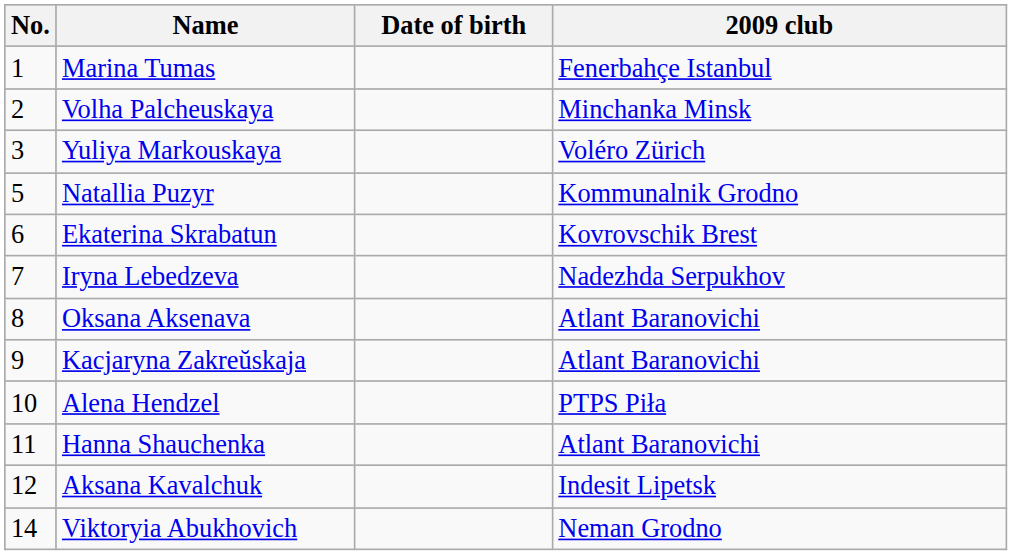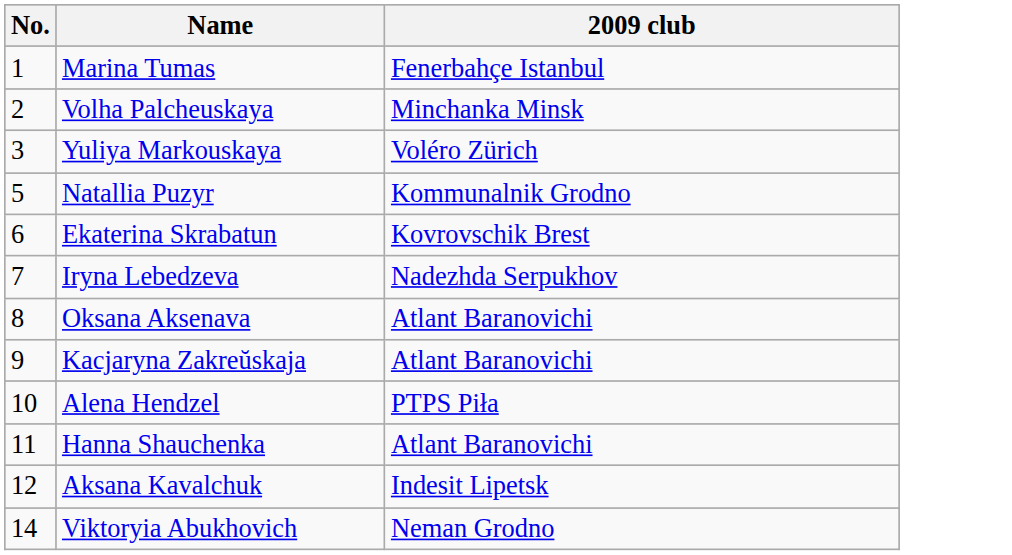- column: (454, 25)
